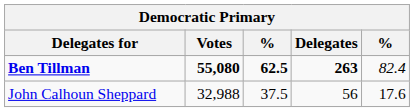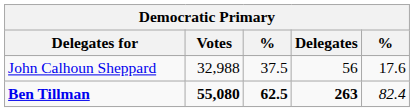rows swapped: (49, 68) <-> (82, 94)
